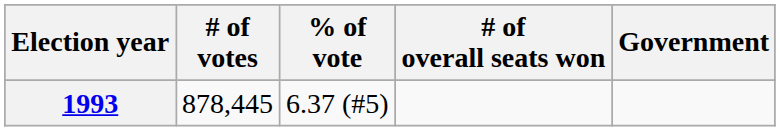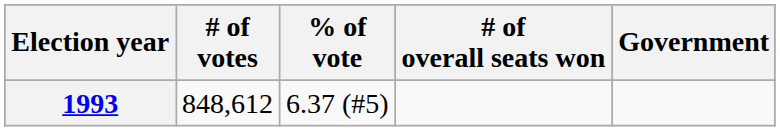(228, 102) 878,445 -> (228, 102) 848,612
